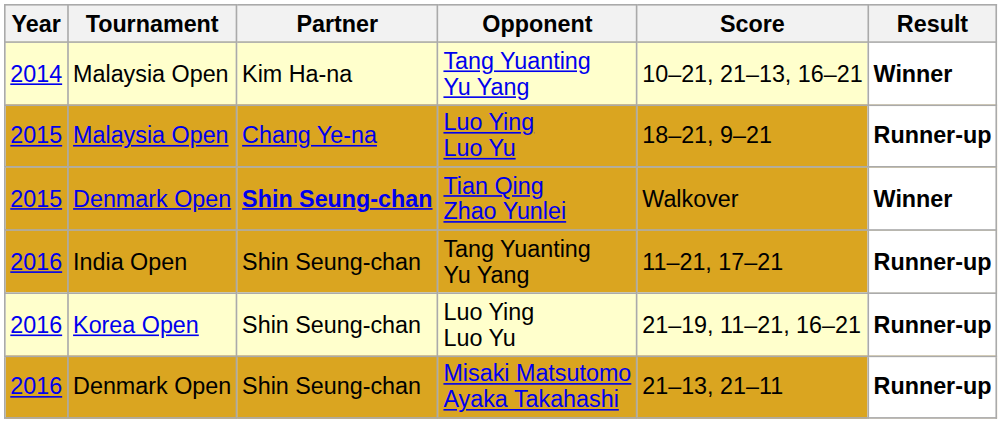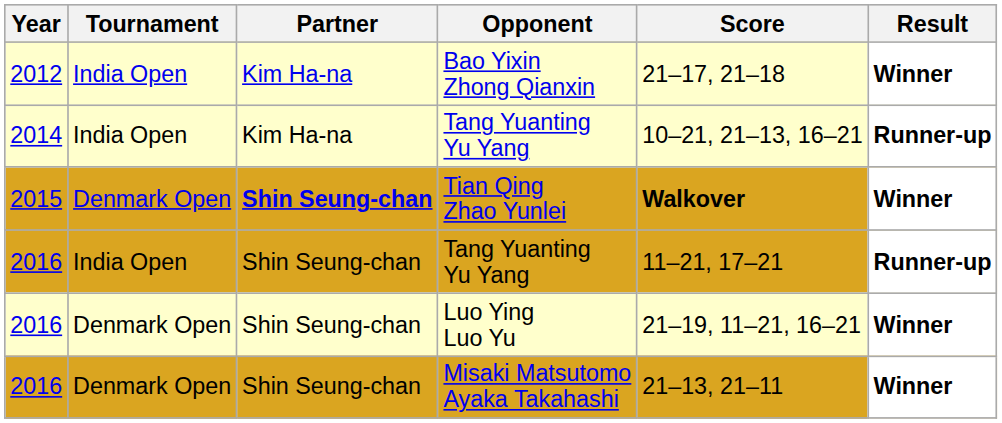+ row: (36, 73)
(151, 73) Malaysia Open -> (130, 136) India Open
(913, 73) Winner -> (933, 136) Runner-up
- row: (36, 136)
(690, 199) normal -> (694, 199) bold
(136, 325) Korea Open -> (152, 325) Denmark Open
(933, 325) Runner-up -> (913, 325) Winner
(933, 387) Runner-up -> (913, 387) Winner
